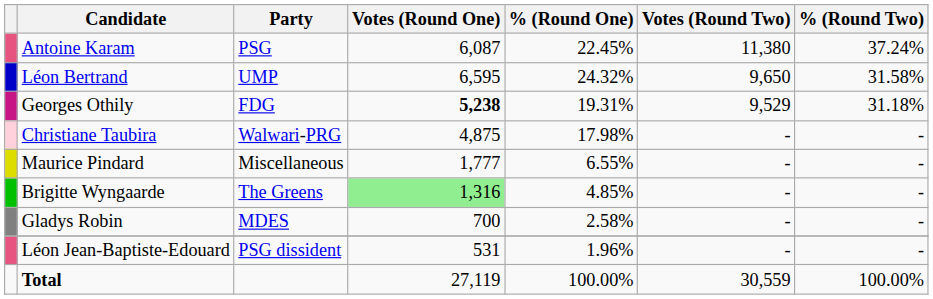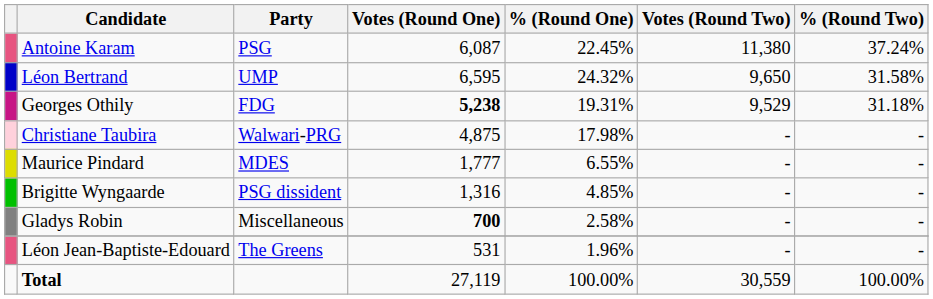(291, 163) Miscellaneous -> (264, 163) MDES
(281, 192) The Greens -> (290, 192) PSG dissident
(480, 192) lightgreen background -> (480, 192) no background
(264, 221) MDES -> (291, 221) Miscellaneous
(487, 221) normal -> (487, 221) bold
(290, 250) PSG dissident -> (281, 250) The Greens
